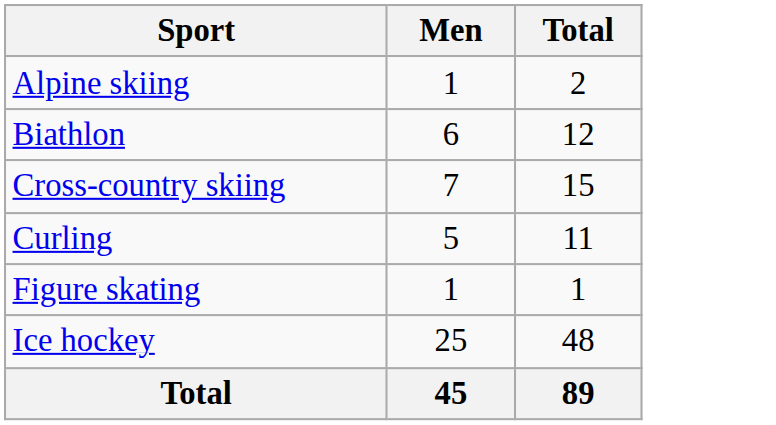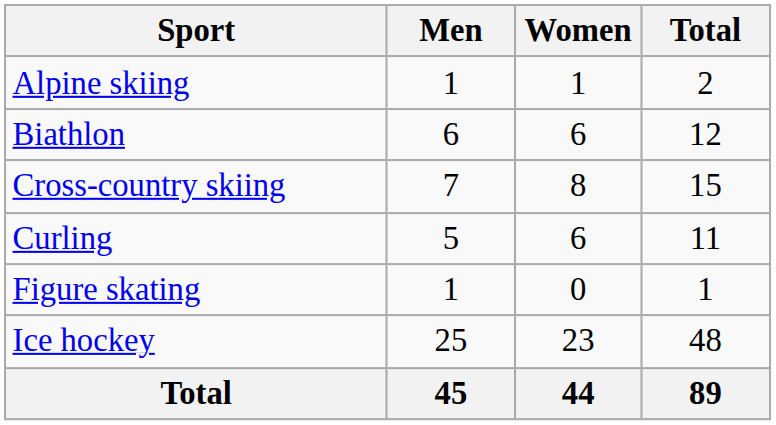+ column: (578, 30)
